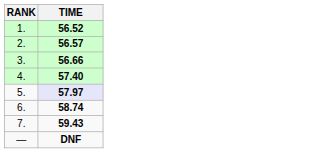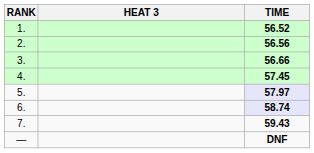+ column: (141, 13)
(71, 45) 56.57 -> (277, 45) 56.56
(71, 76) 57.40 -> (277, 76) 57.45
(71, 108) no background -> (277, 108) lavender background
